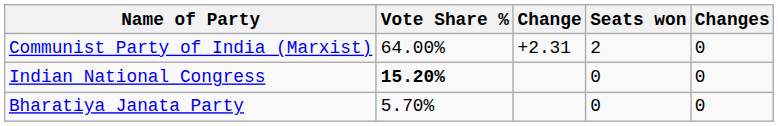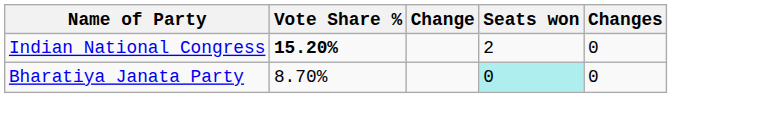- row: (191, 48)
(595, 77) 0 -> (489, 48) 2
(408, 106) 5.70% -> (301, 77) 8.70%
(595, 106) no background -> (489, 77) paleturquoise background
